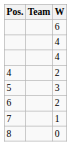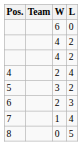+ column: (72, 12)
